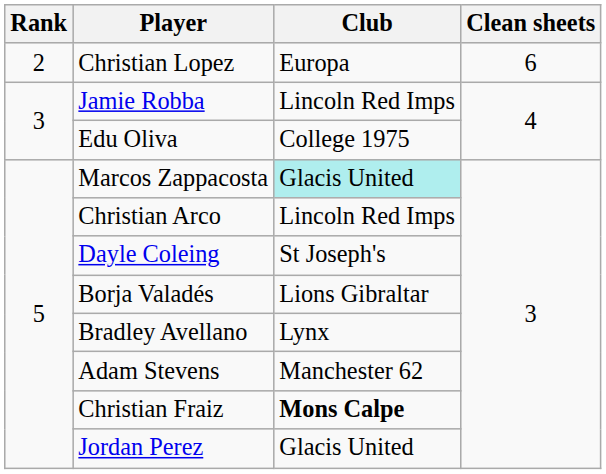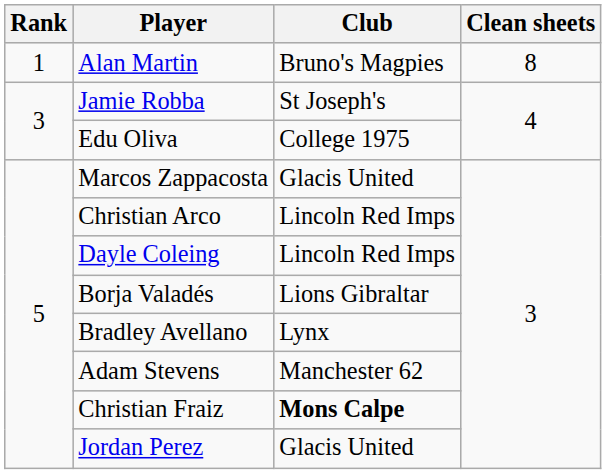+ row: (138, 62)
- row: (156, 62)
(367, 100) Lincoln Red Imps -> (333, 100) St Joseph's
(347, 178) paleturquoise background -> (347, 178) no background
(333, 255) St Joseph's -> (367, 255) Lincoln Red Imps
